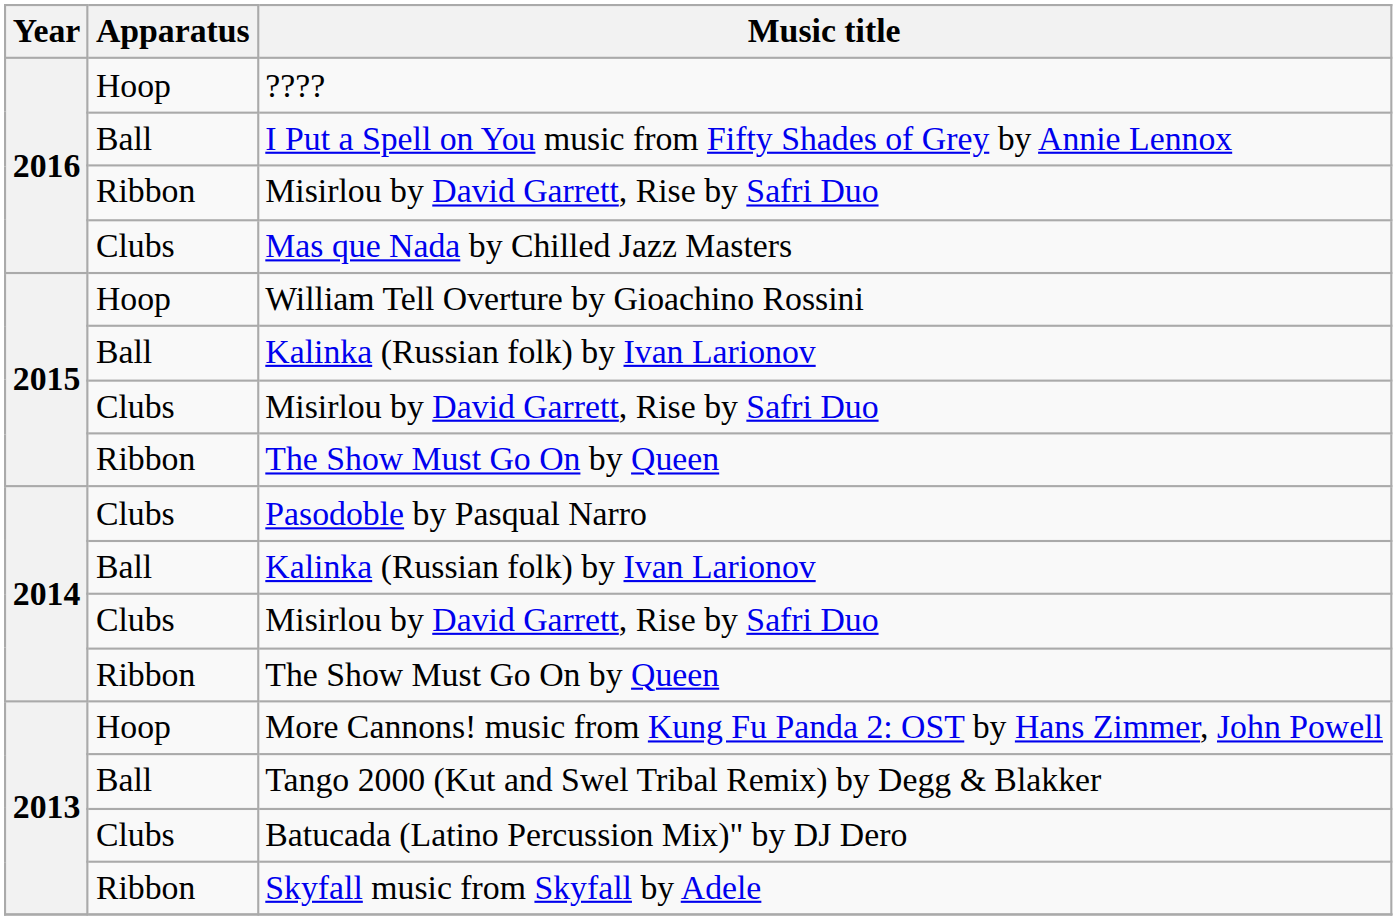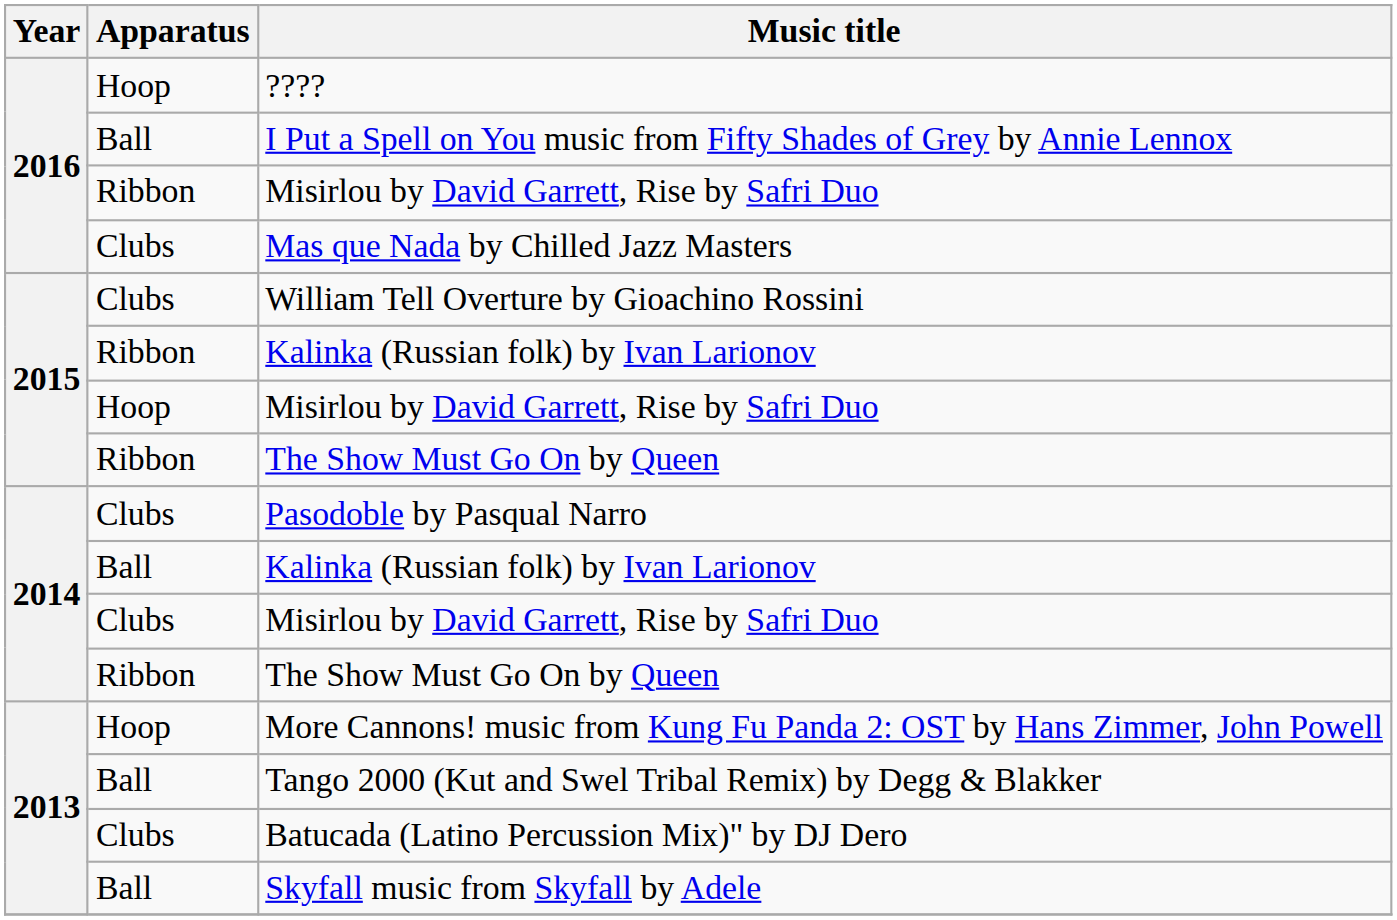(133, 298) Hoop -> (135, 298) Clubs
(124, 352) Ball -> (146, 352) Ribbon
(135, 406) Clubs -> (133, 406) Hoop
(146, 887) Ribbon -> (124, 887) Ball
